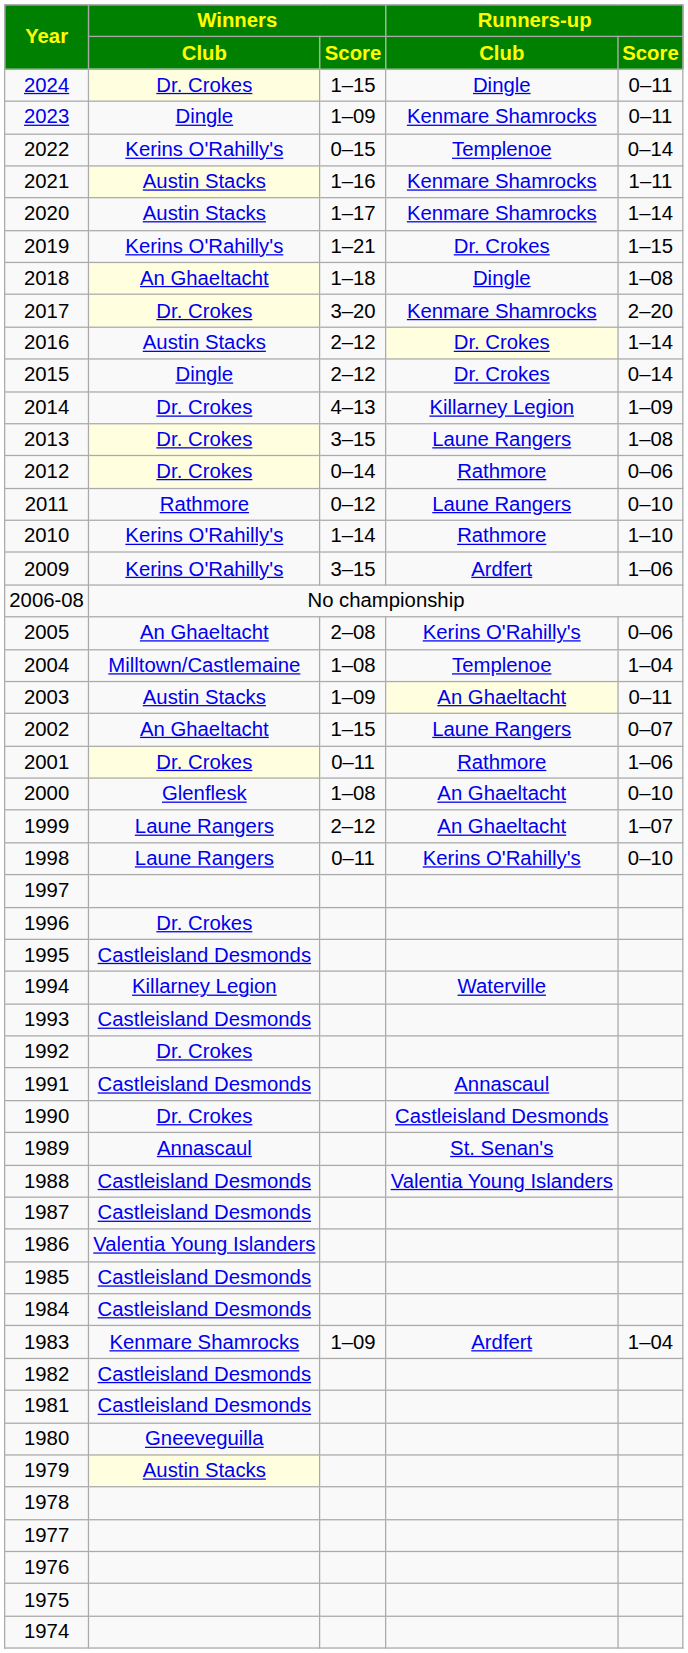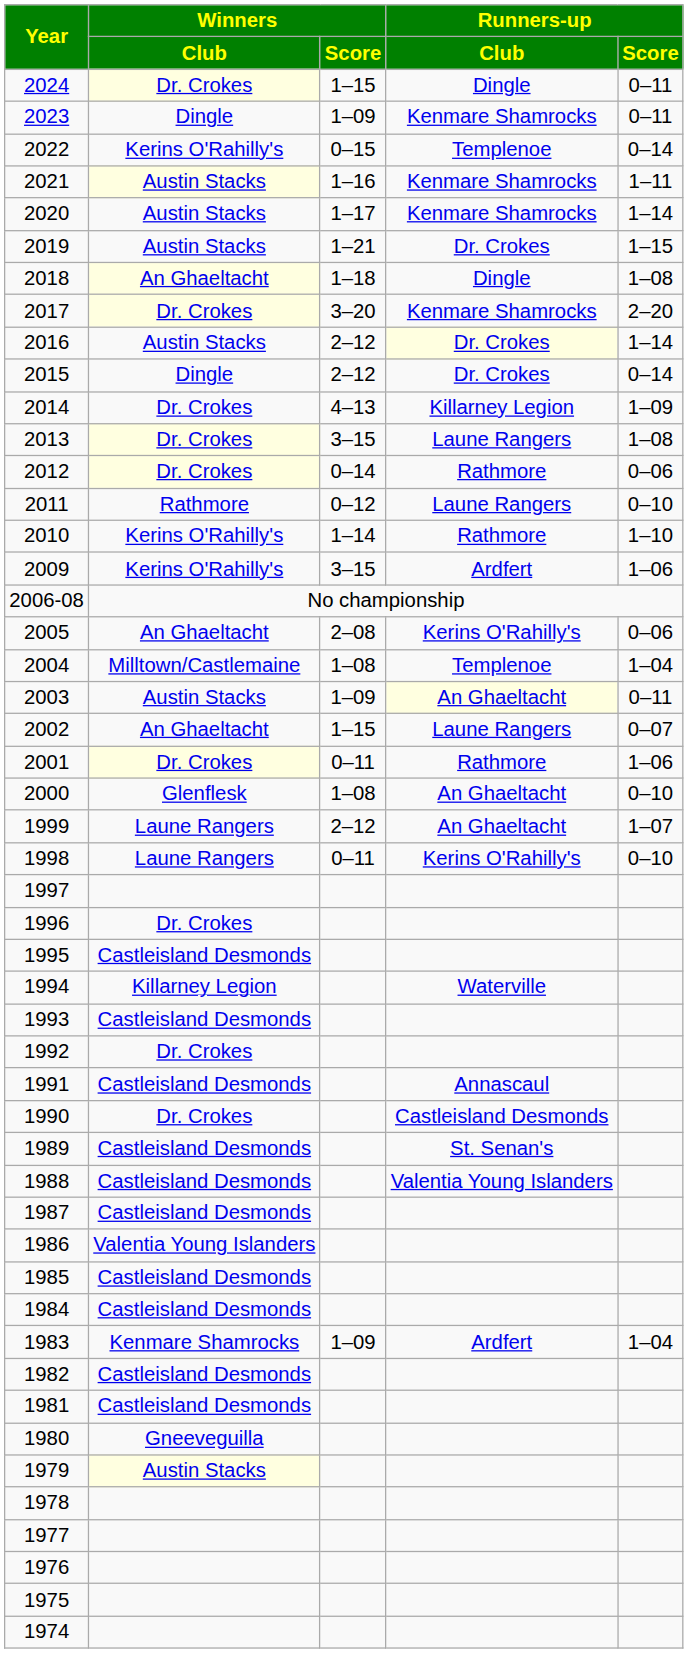(204, 246) Kerins O'Rahilly's -> (204, 246) Austin Stacks
(204, 1148) Annascaul -> (204, 1148) Castleisland Desmonds
